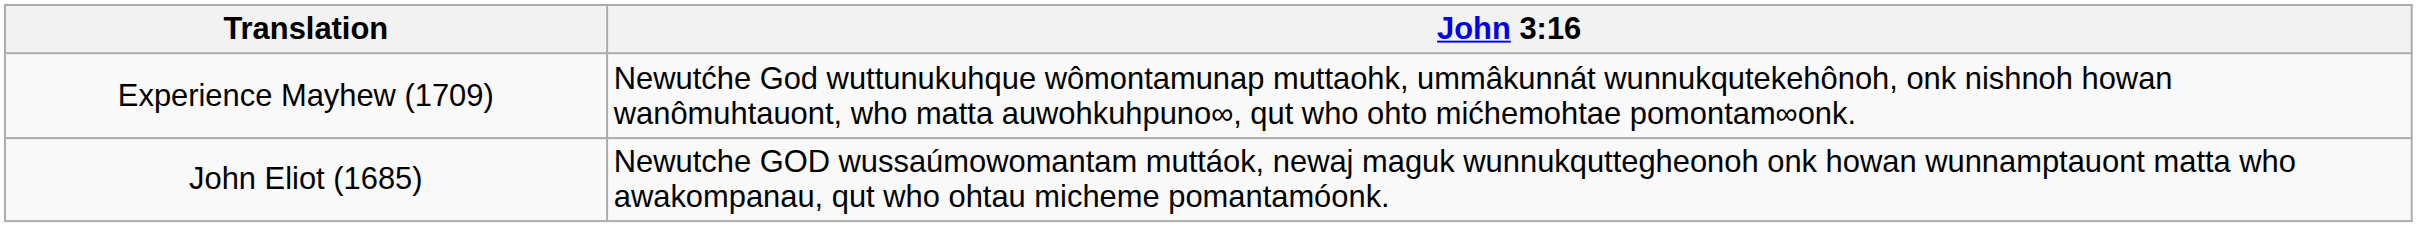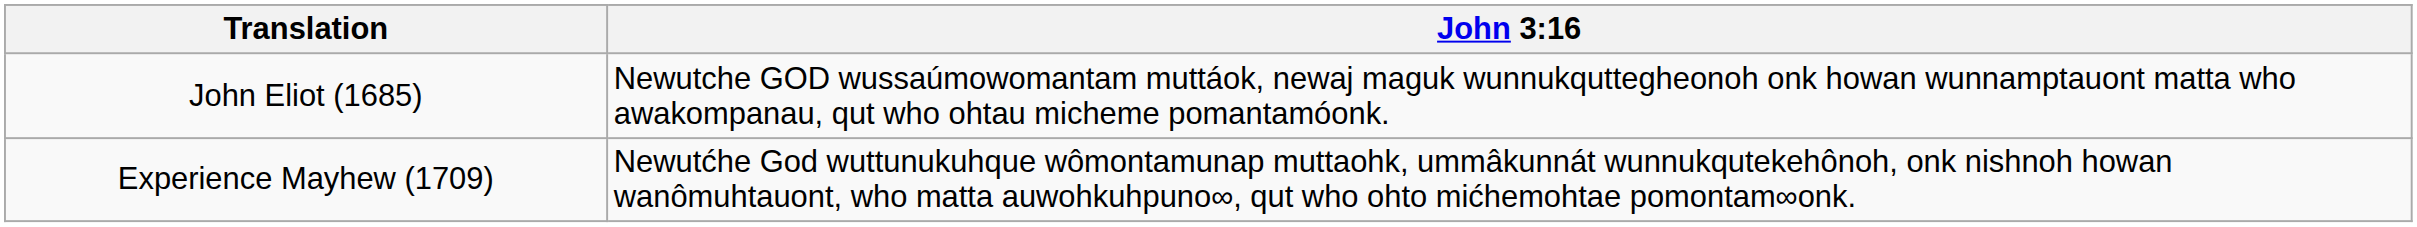rows swapped: (306, 179) <-> (306, 95)
